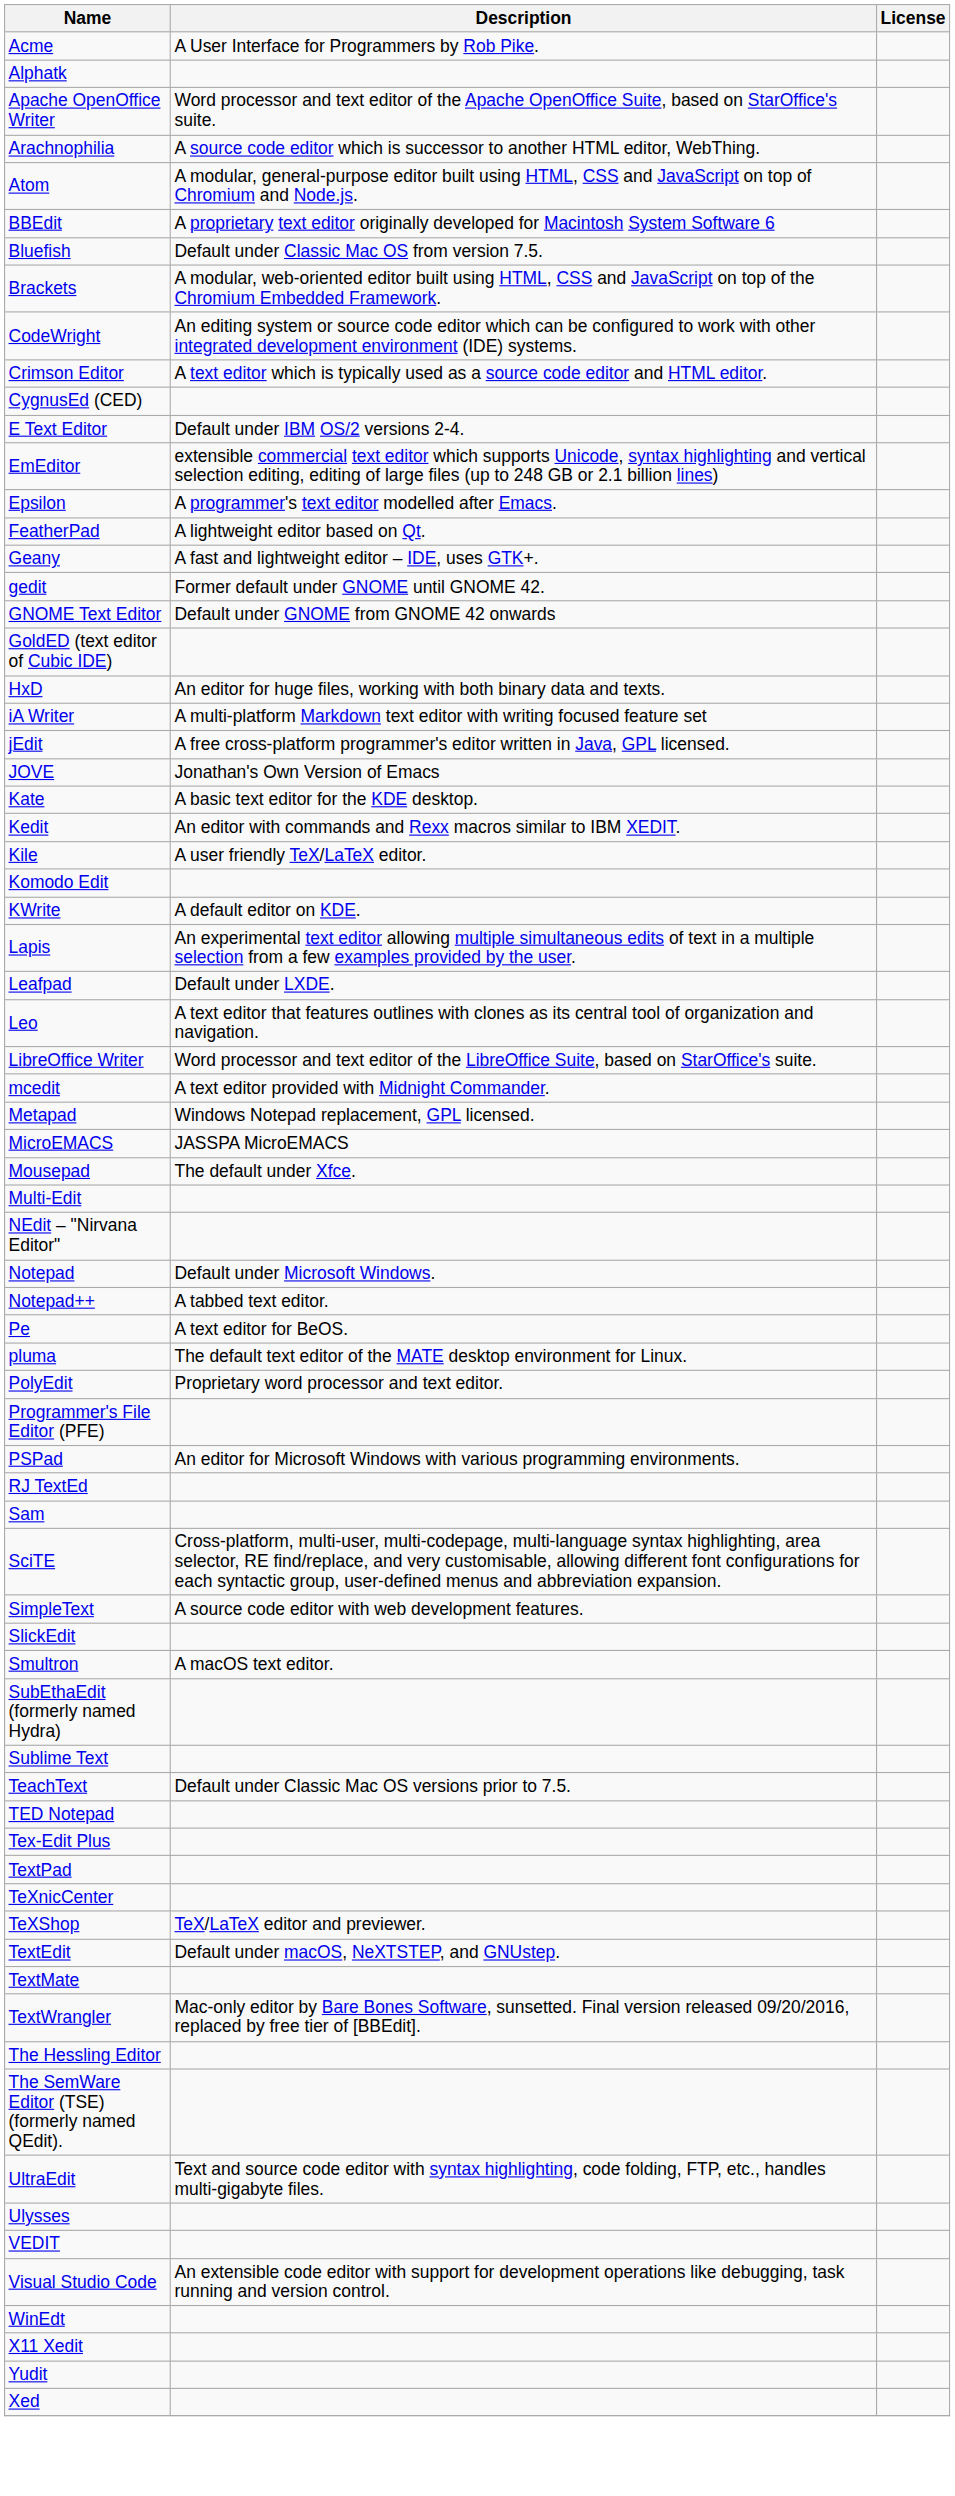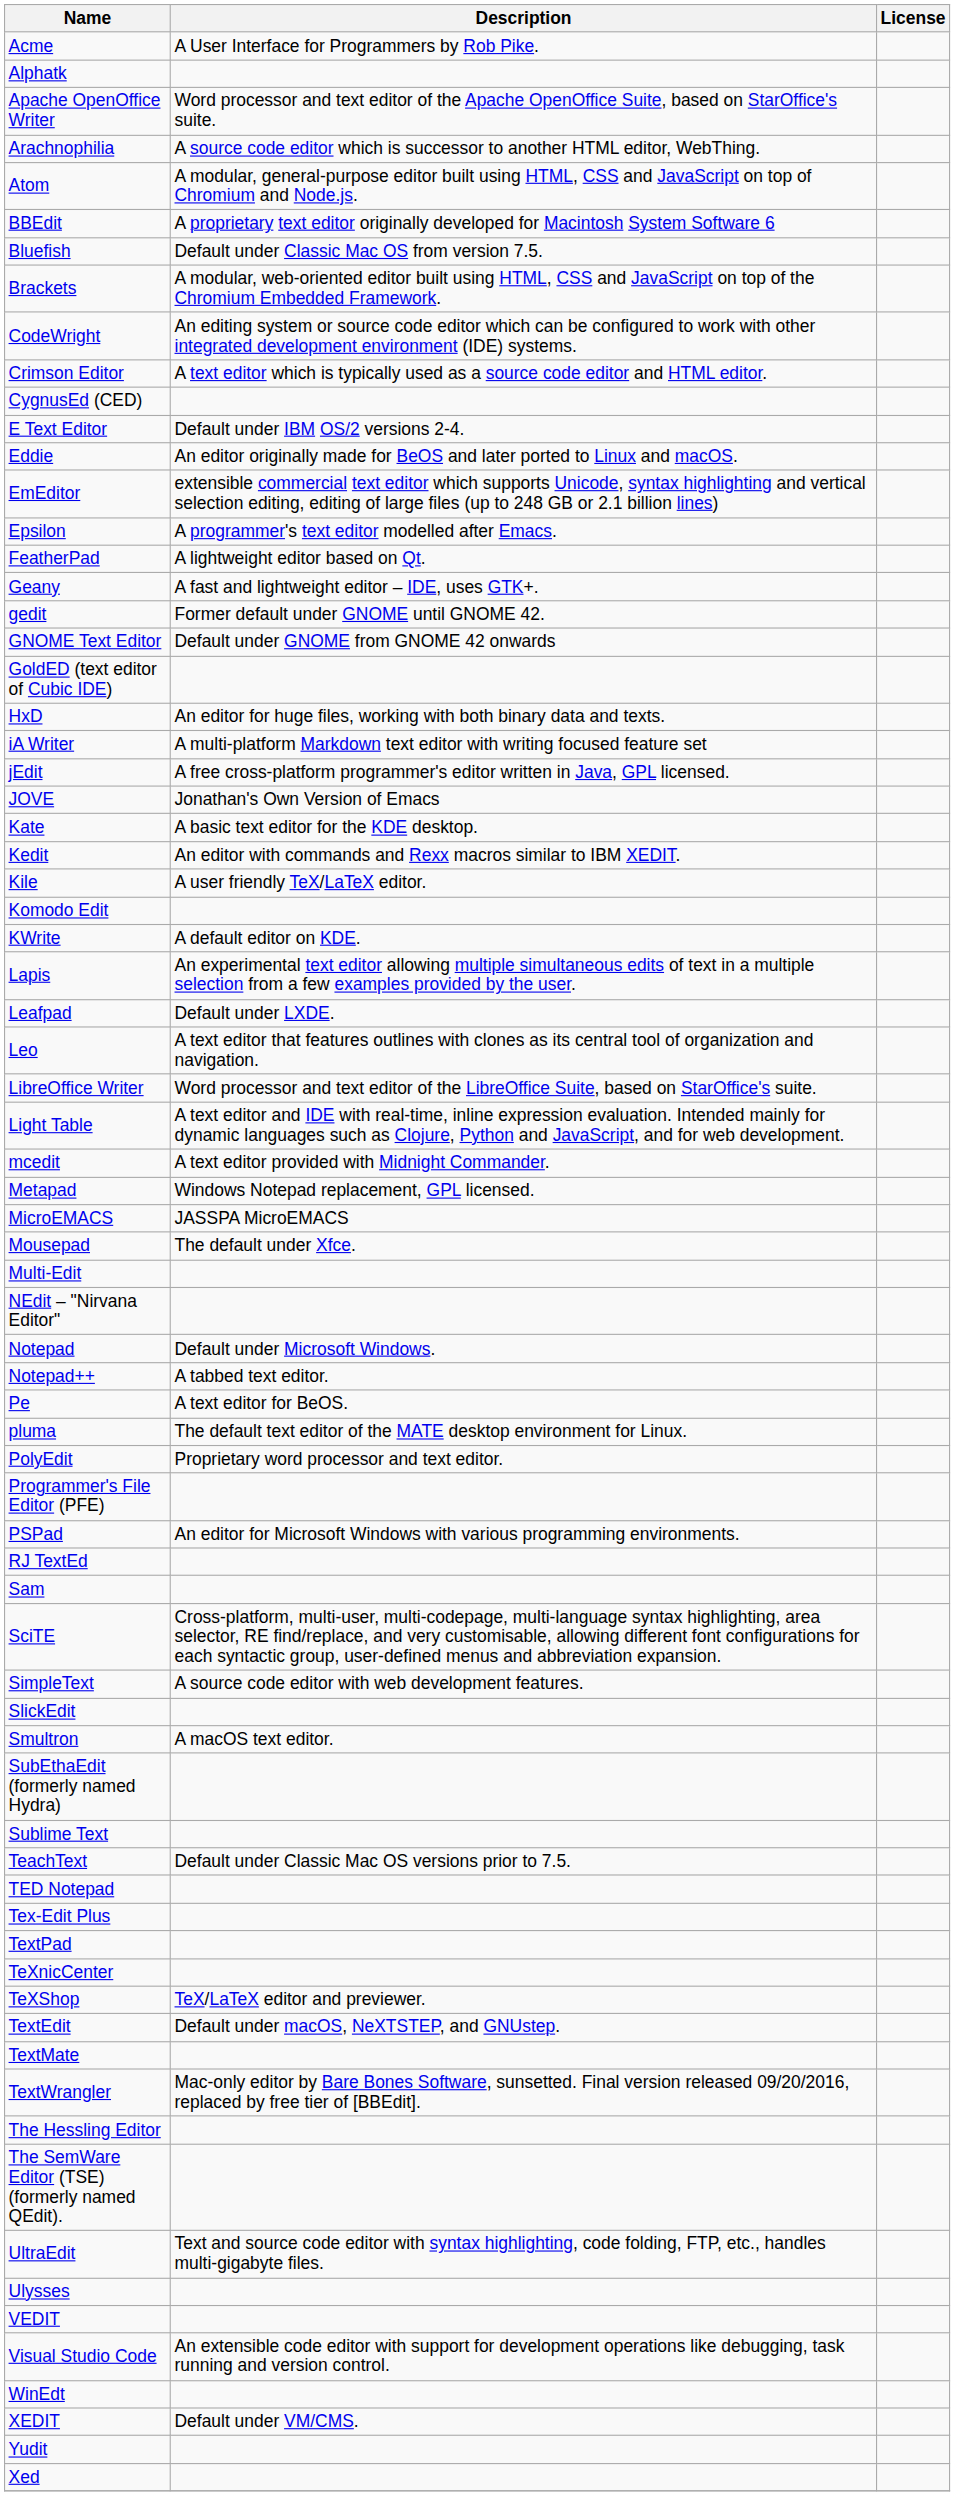+ row: (31, 456)
+ row: (51, 1125)
- row: (46, 2346)
+ row: (34, 2421)
